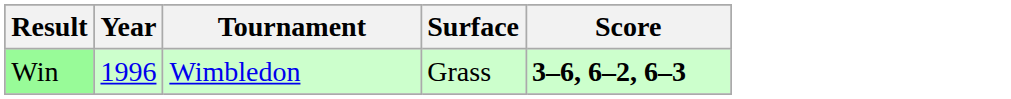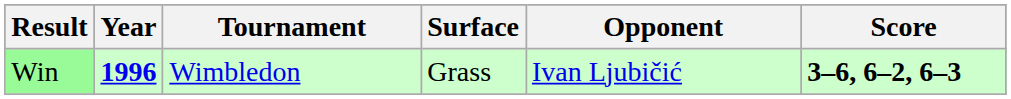+ column: (663, 26)
(128, 71) normal -> (128, 71) bold
